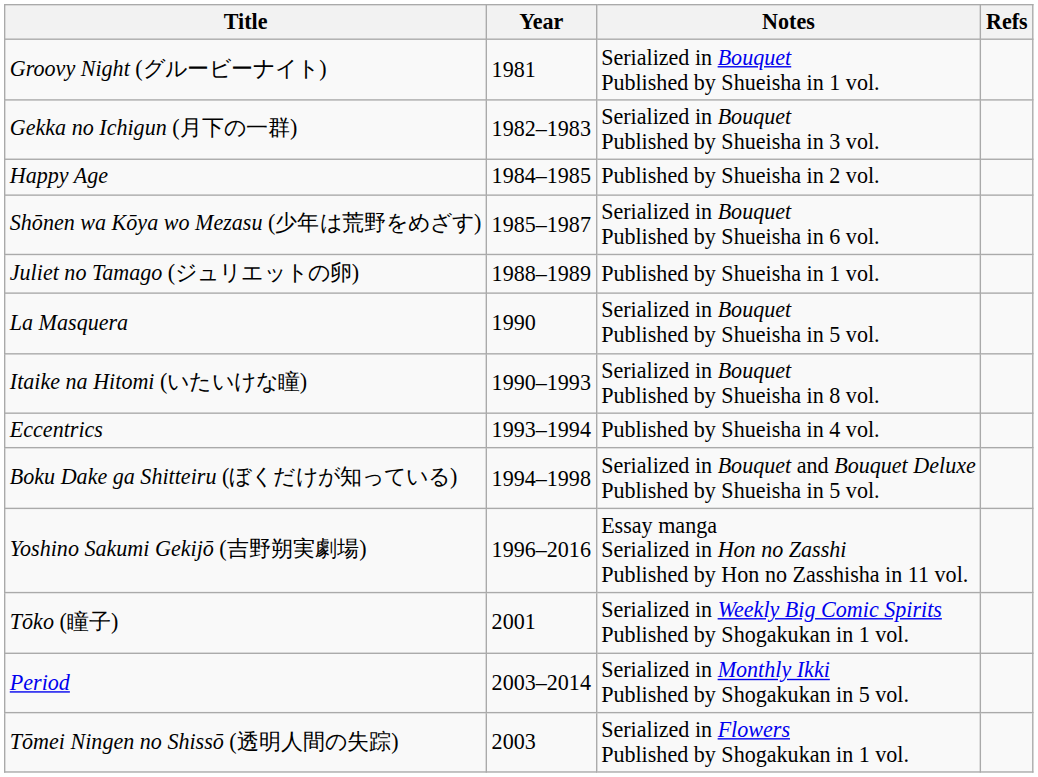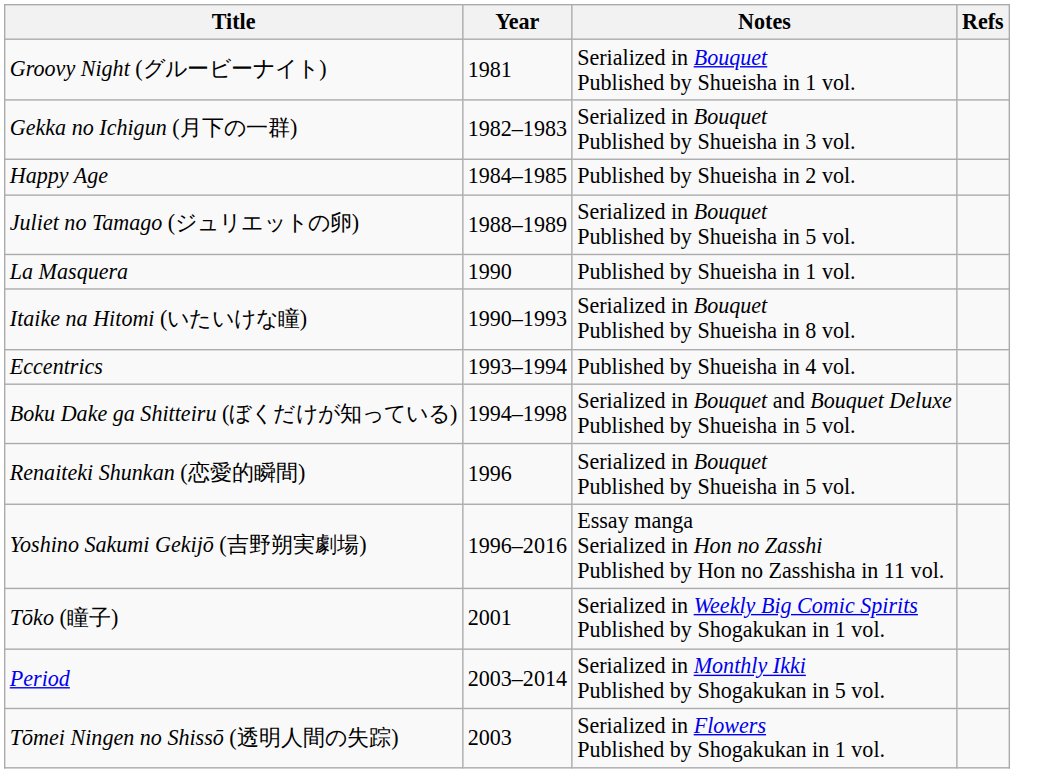- row: (246, 223)
(740, 273) Published by Shueisha in 1 vol. -> (716, 224) Serialized in Bouquet Published by Shueisha in 5 vol.
(740, 323) Serialized in Bouquet Published by Shueisha in 5 vol. -> (716, 271) Published by Shueisha in 1 vol.
+ row: (158, 473)
